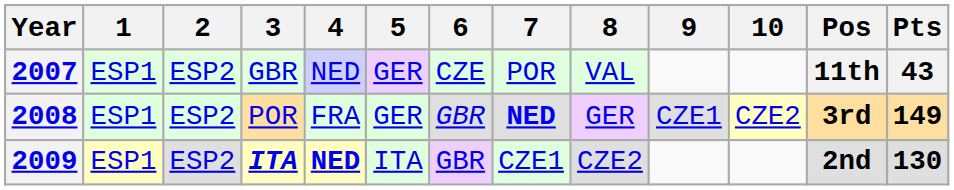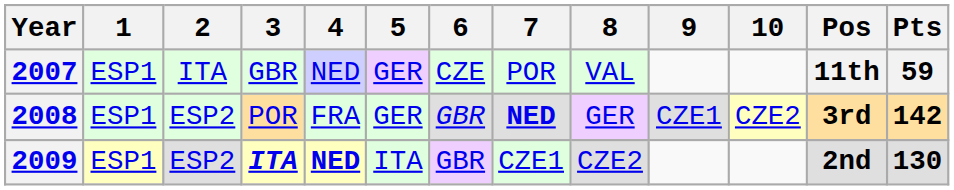(202, 72) ESP2 -> (202, 72) ITA
(917, 72) 43 -> (917, 72) 59
(917, 117) 149 -> (917, 117) 142
